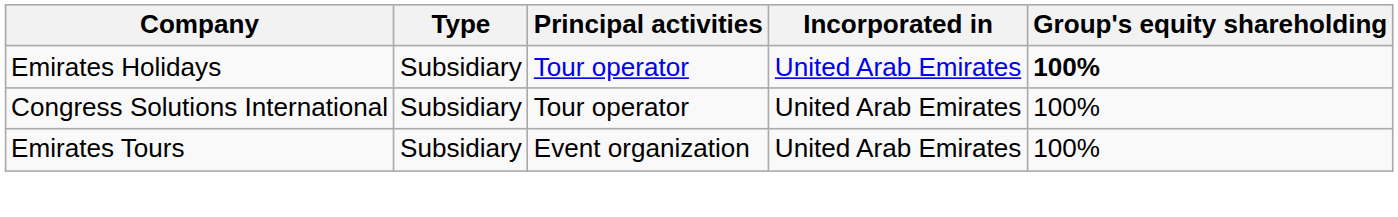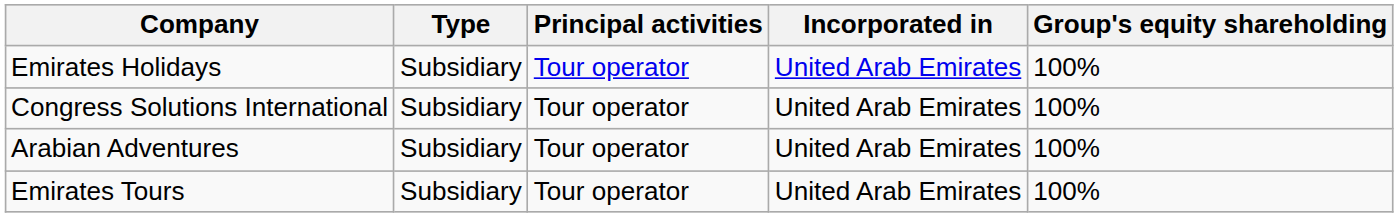(1067, 66) bold -> (1067, 66) normal
+ row: (125, 149)
(642, 149) Event organization -> (611, 190) Tour operator
